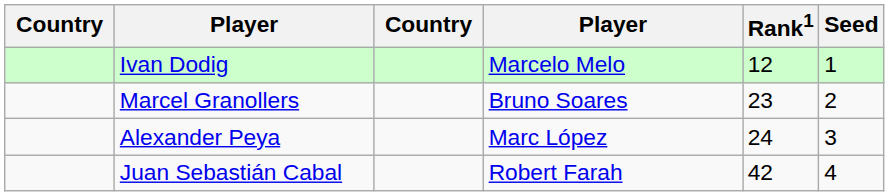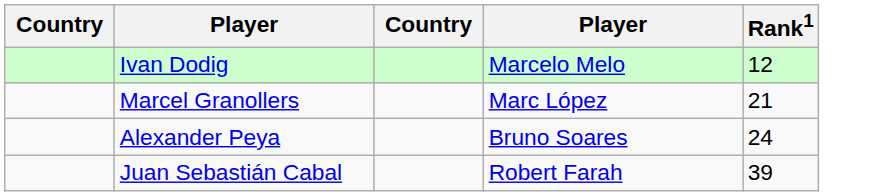- column: (851, 25)
(558, 100) Bruno Soares -> (548, 100) Marc López
(760, 100) 23 -> (760, 100) 21
(548, 136) Marc López -> (558, 136) Bruno Soares
(760, 172) 42 -> (760, 172) 39
